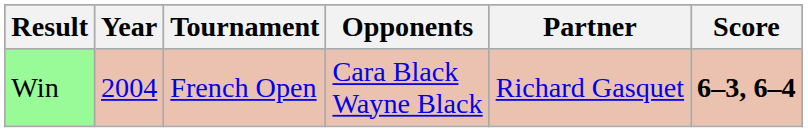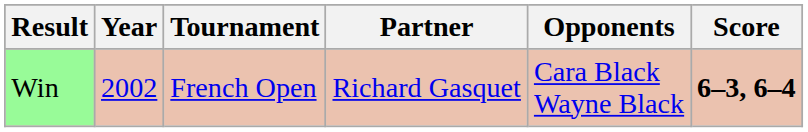columns swapped: (590, 26) <-> (408, 26)
(129, 87) 2004 -> (129, 87) 2002
